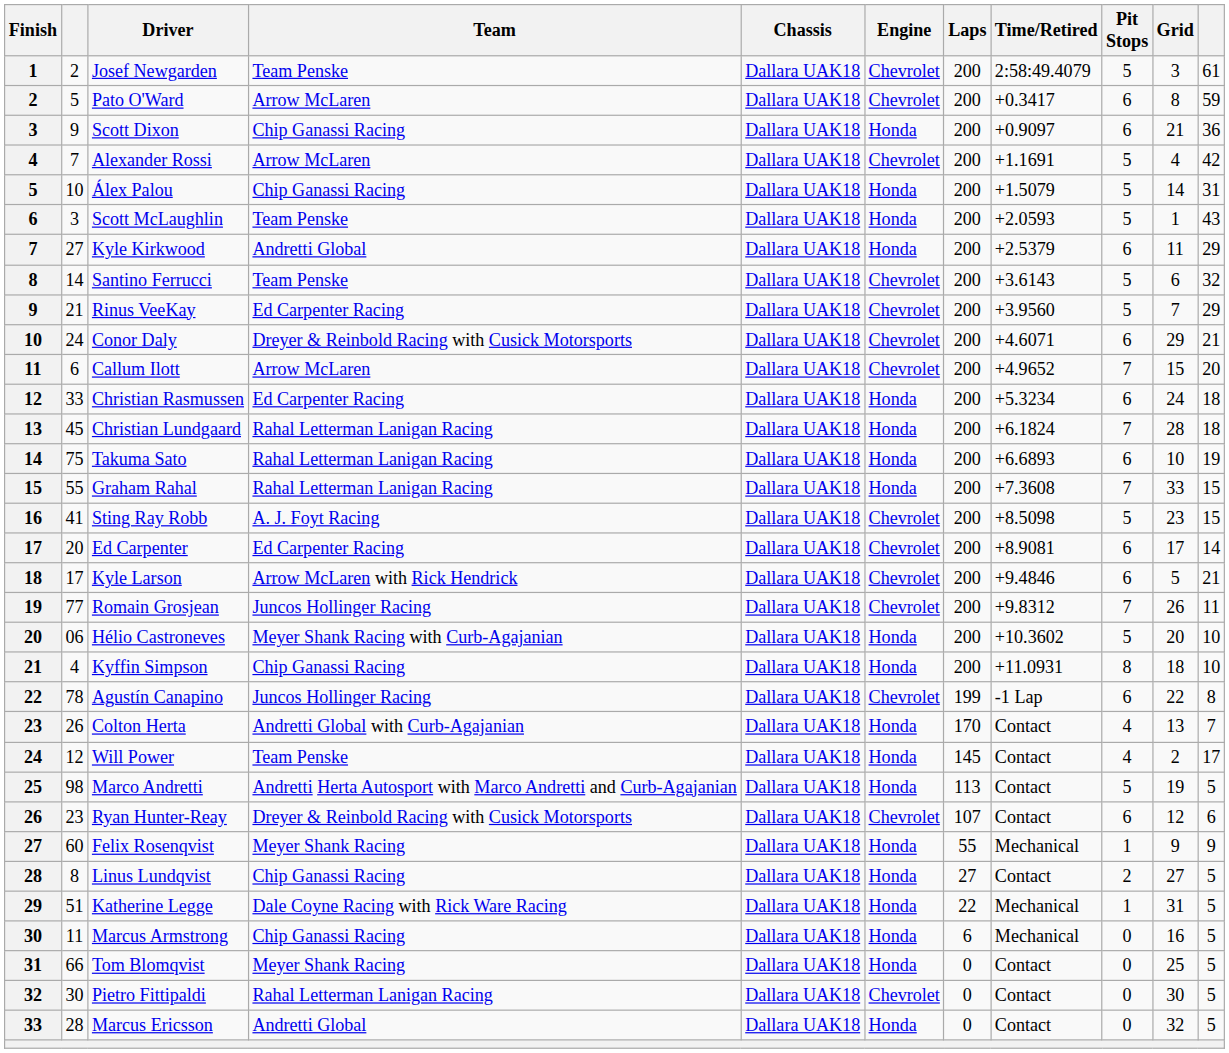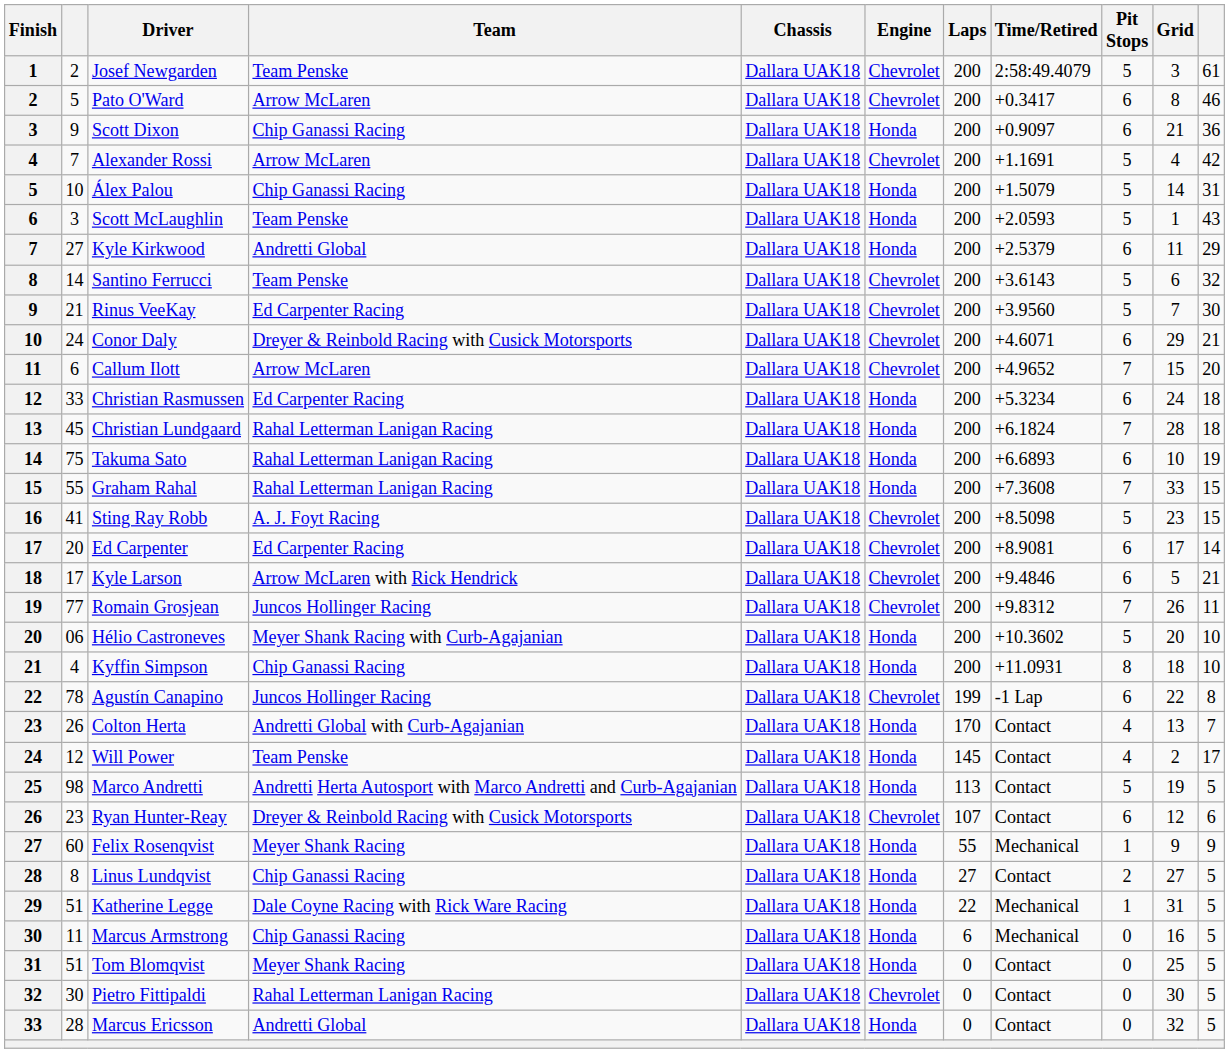(1211, 100) 59 -> (1211, 100) 46
(1211, 309) 29 -> (1211, 309) 30
(74, 965) 66 -> (74, 965) 51
